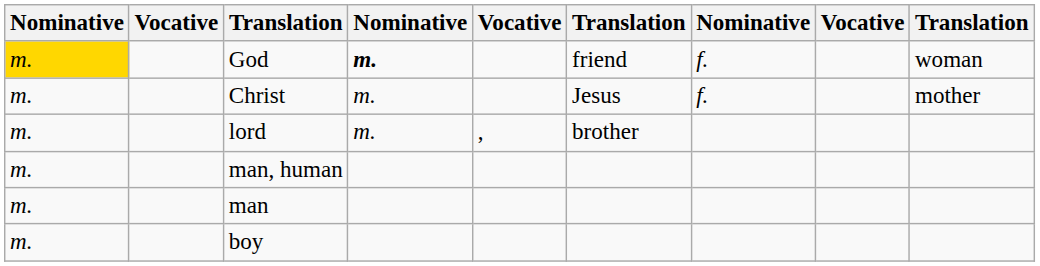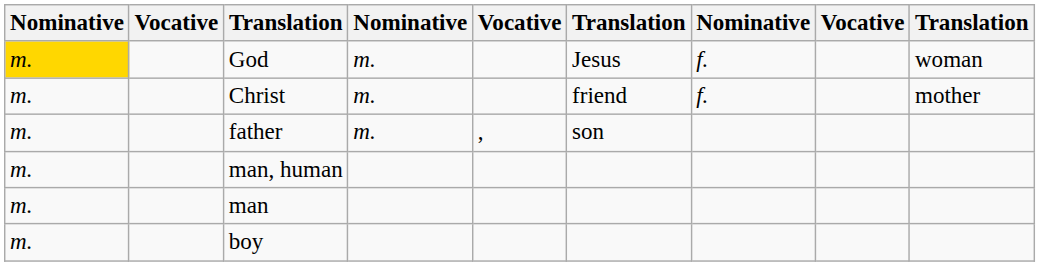(365, 59) bold -> (365, 59) normal
(600, 59) friend -> (596, 59) Jesus
(596, 95) Jesus -> (600, 95) friend
- row: (247, 132)
+ row: (256, 132)
